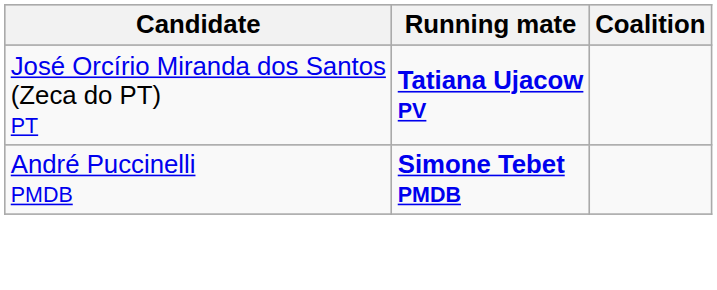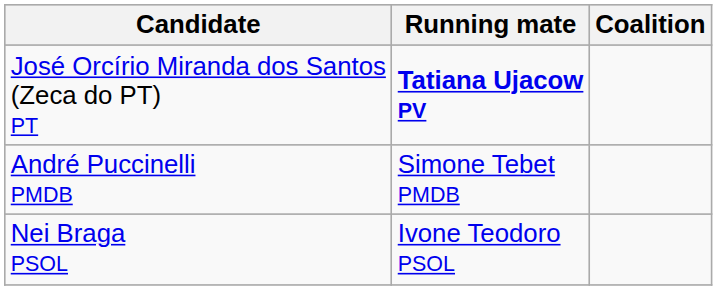(481, 179) bold -> (476, 179) normal
+ row: (68, 248)
